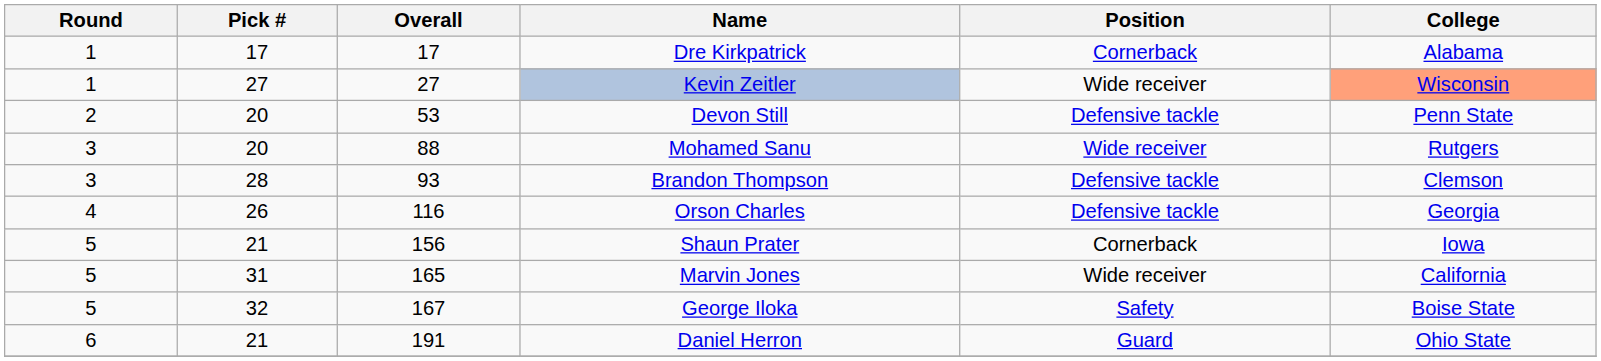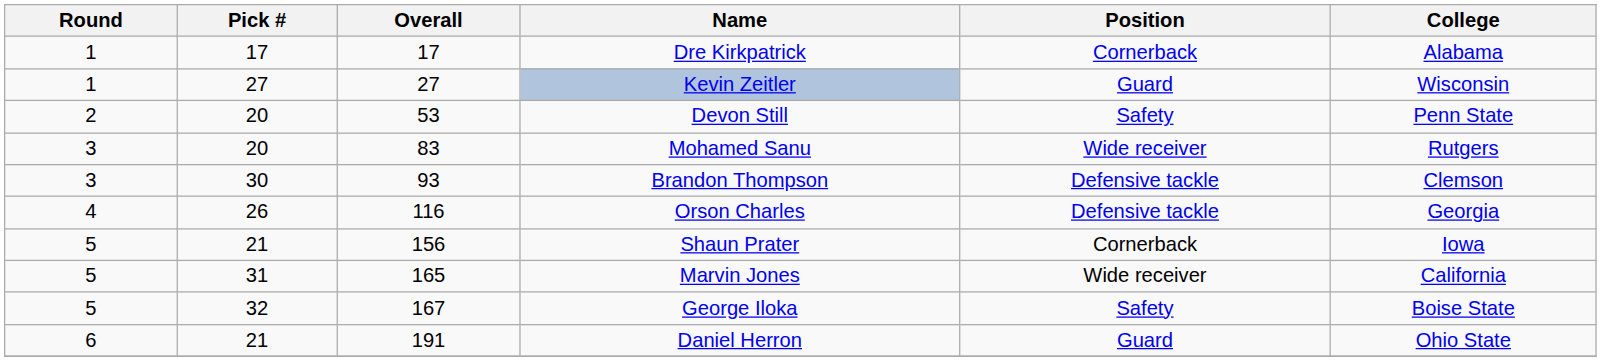(1145, 84) Wide receiver -> (1145, 84) Guard
(1463, 84) lightsalmon background -> (1463, 84) no background
(1145, 116) Defensive tackle -> (1145, 116) Safety
(429, 148) 88 -> (429, 148) 83
(257, 180) 28 -> (257, 180) 30
